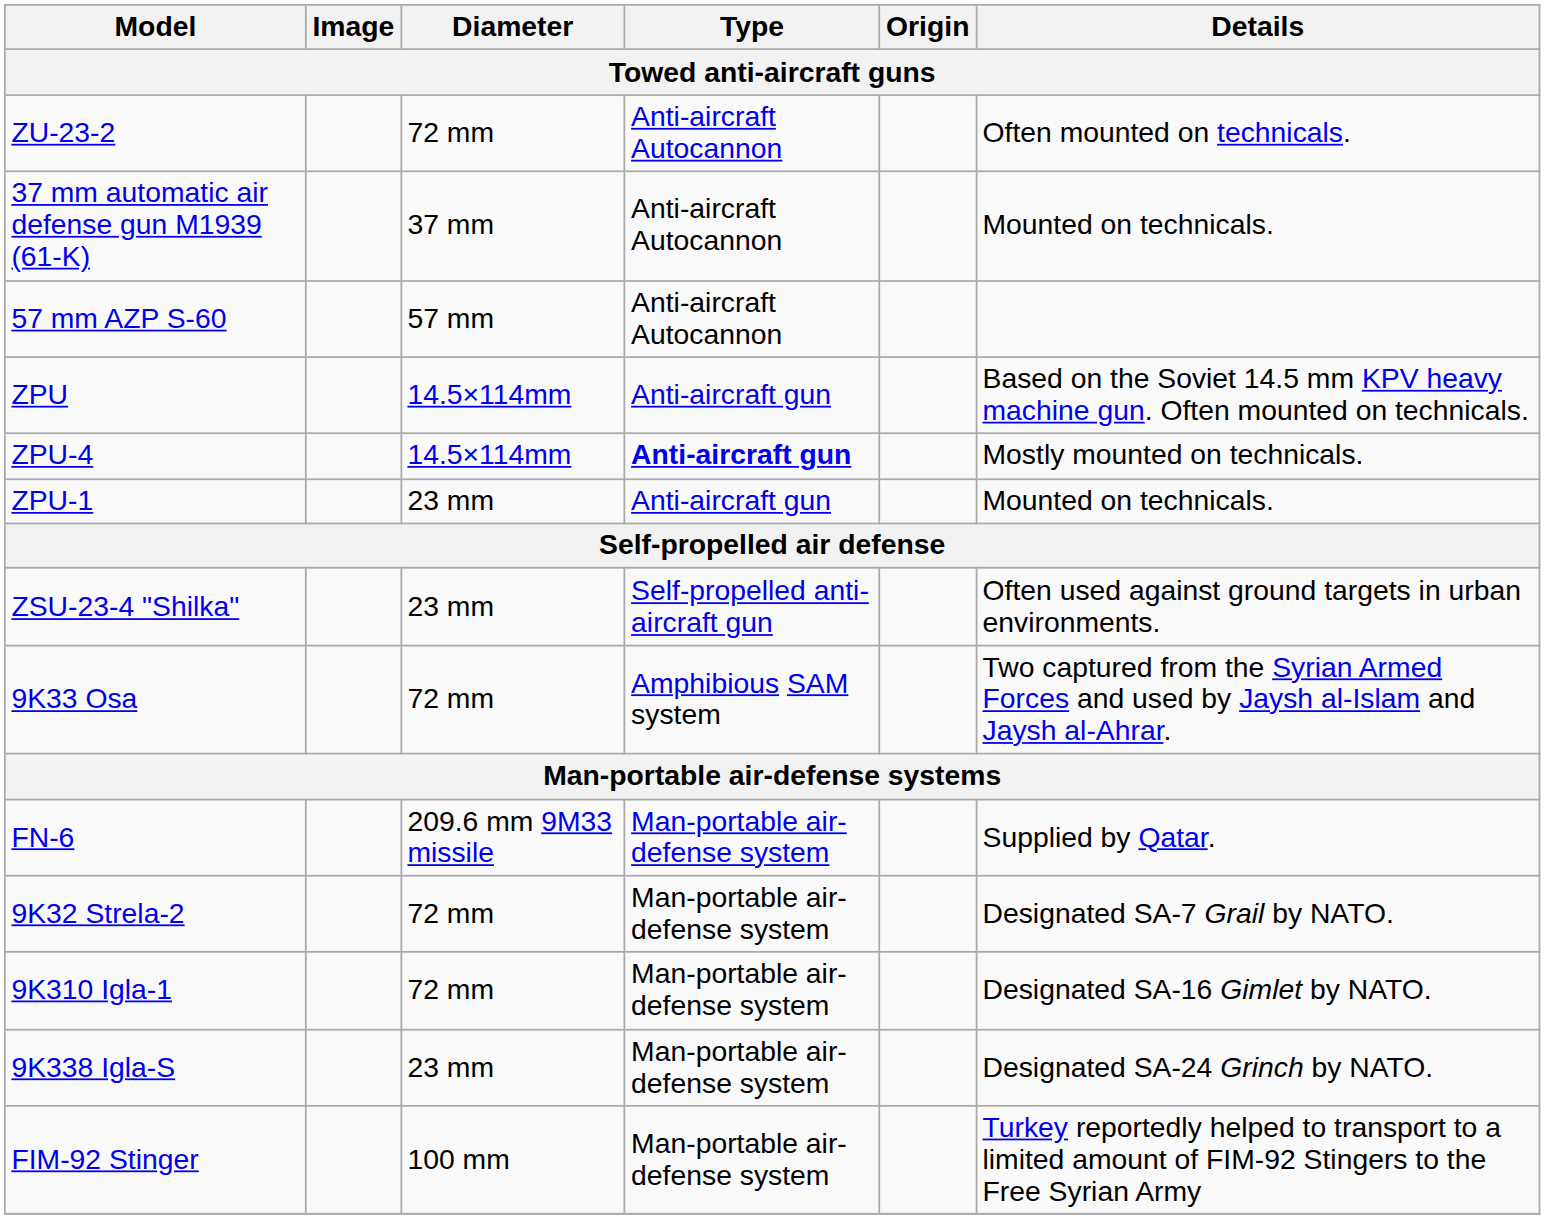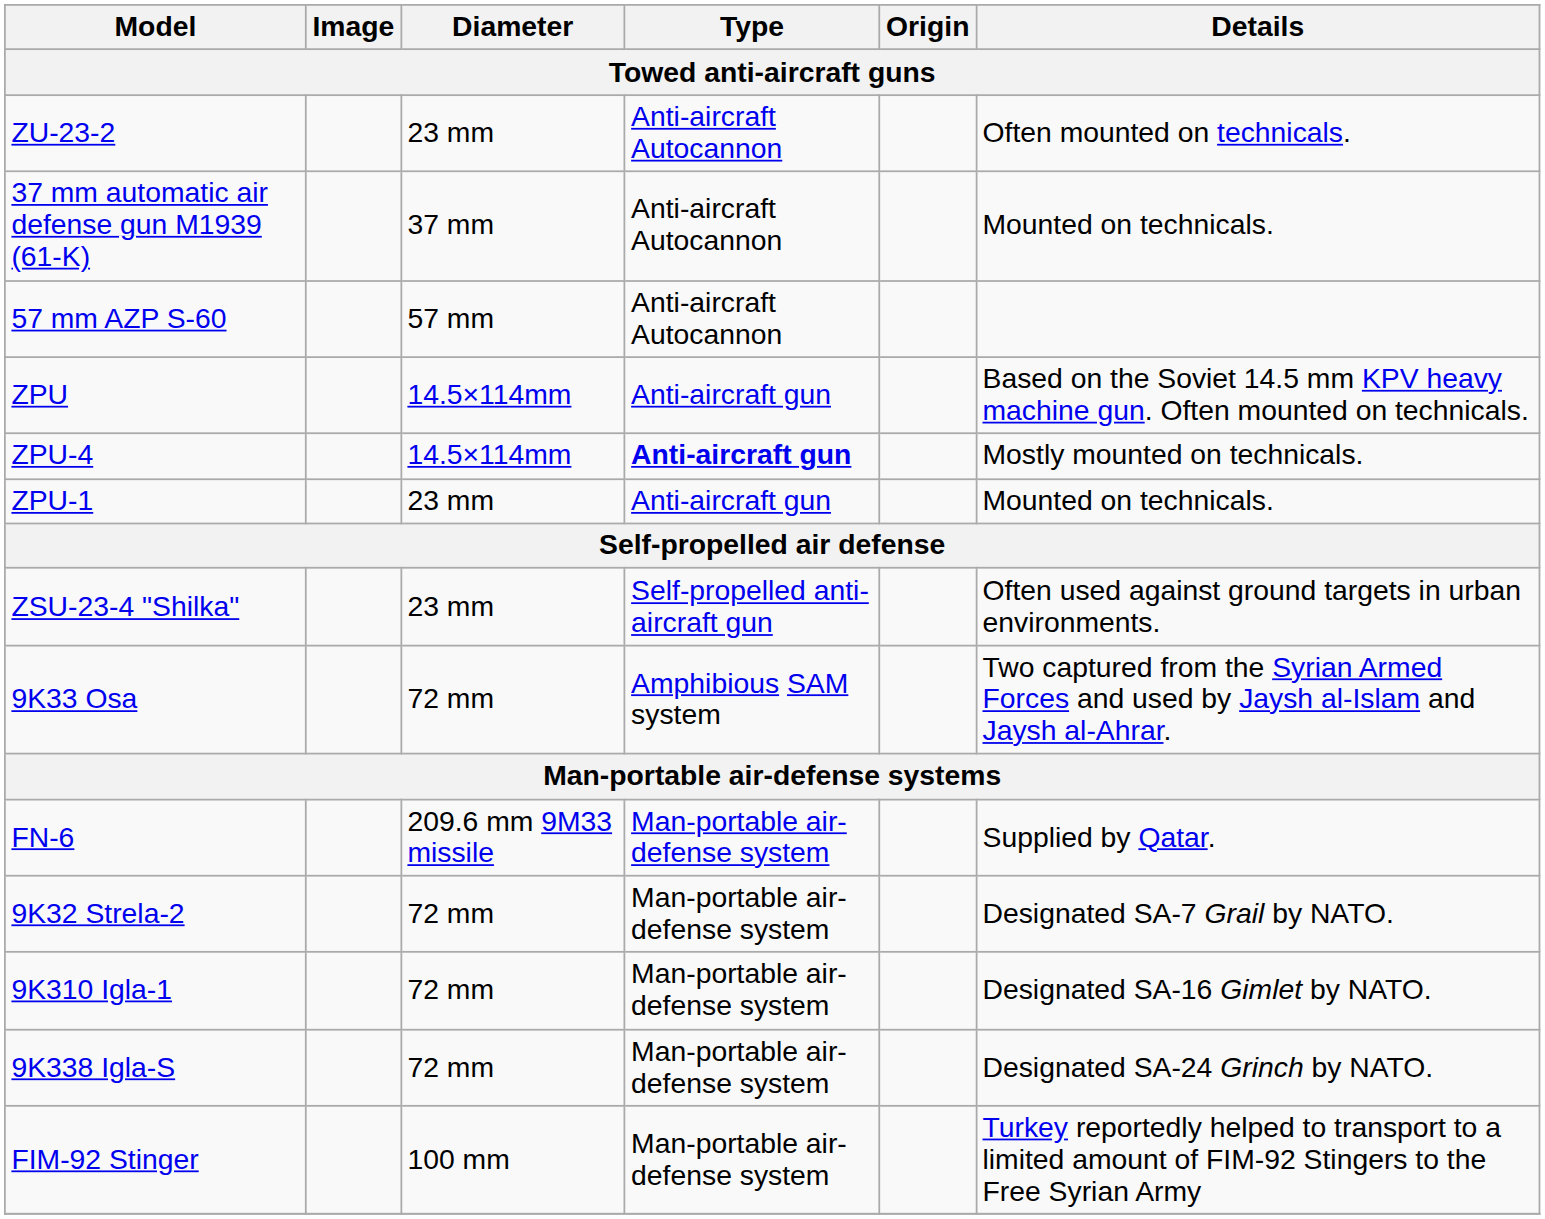(451, 132) 72 mm -> (451, 132) 23 mm
(451, 1067) 23 mm -> (451, 1067) 72 mm
